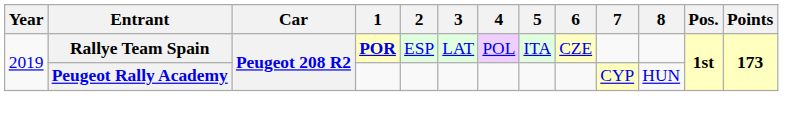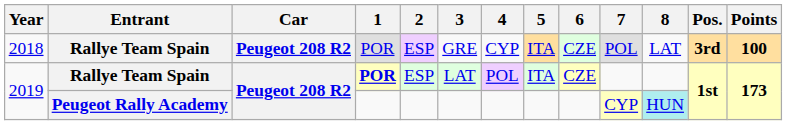+ row: (26, 47)
(661, 76) no background -> (665, 105) paleturquoise background
